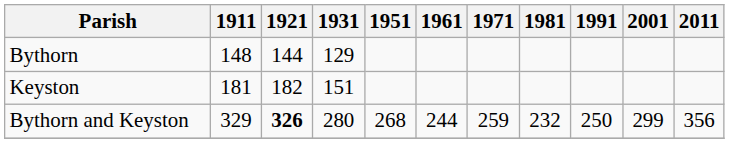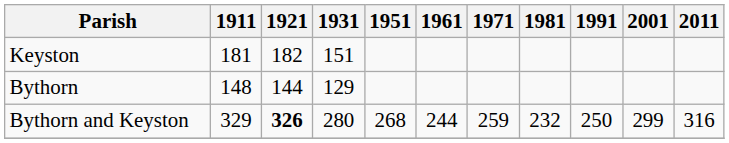rows swapped: (44, 54) <-> (44, 87)
(699, 120) 356 -> (699, 120) 316
